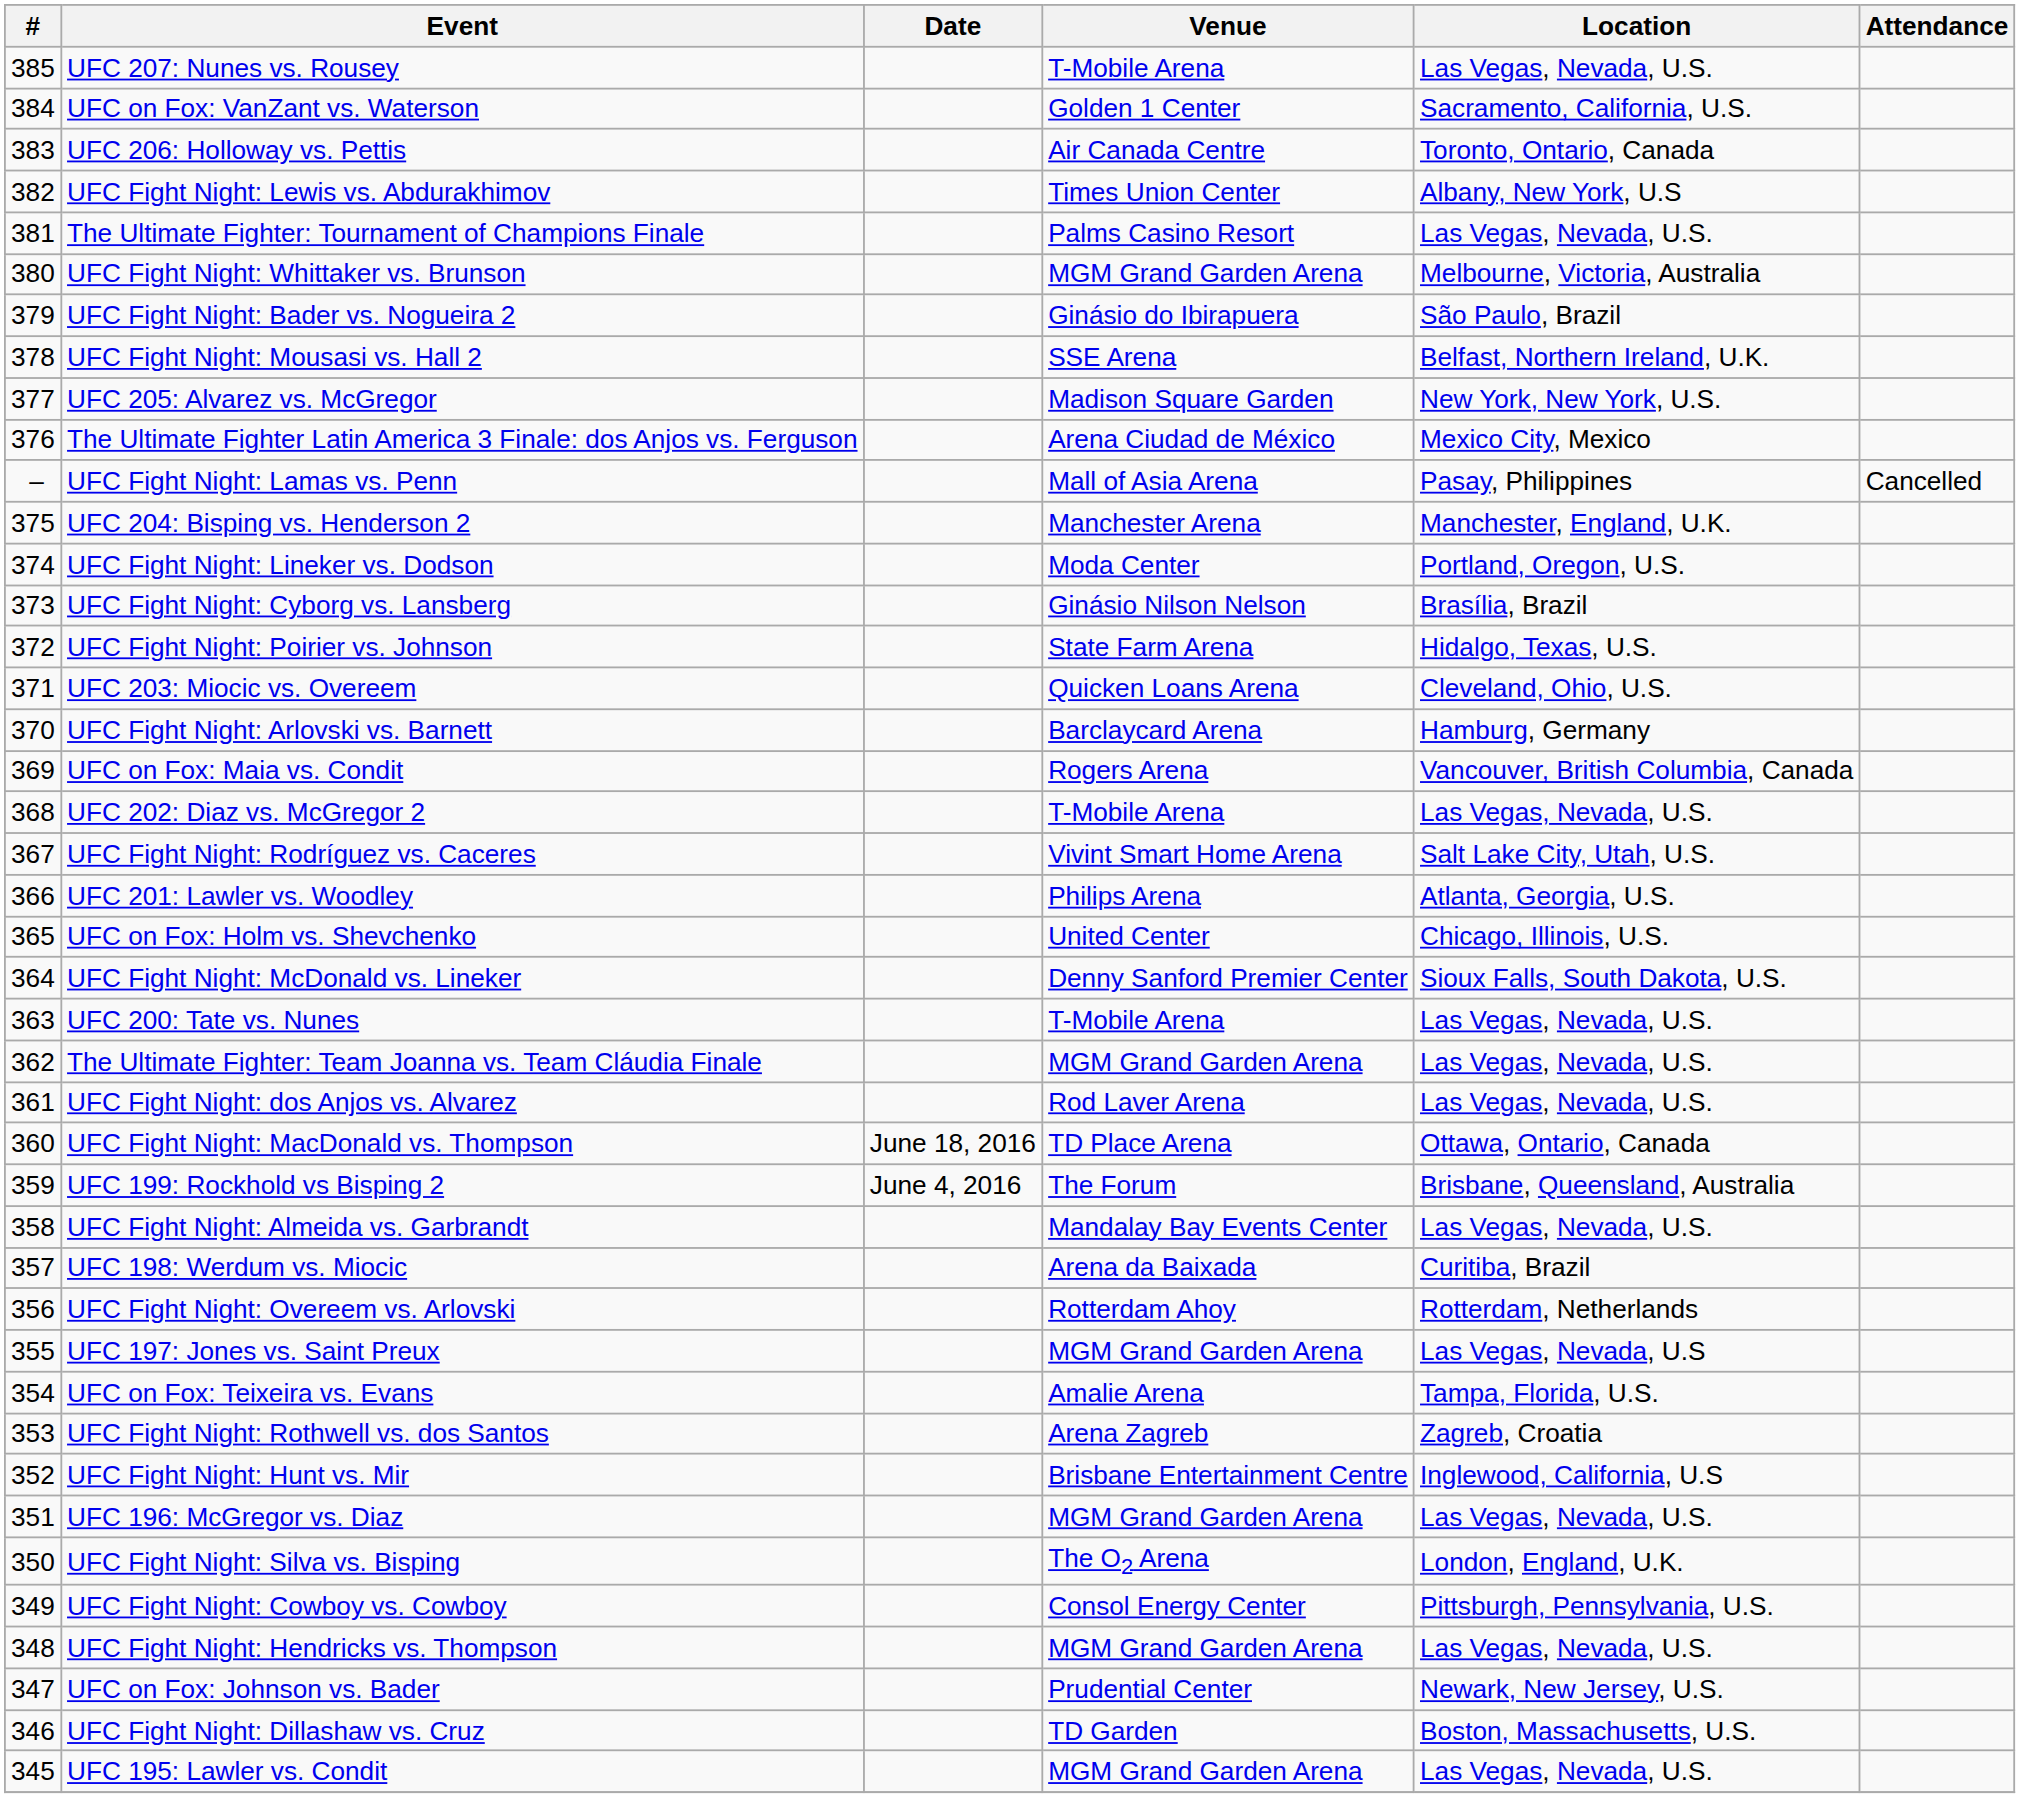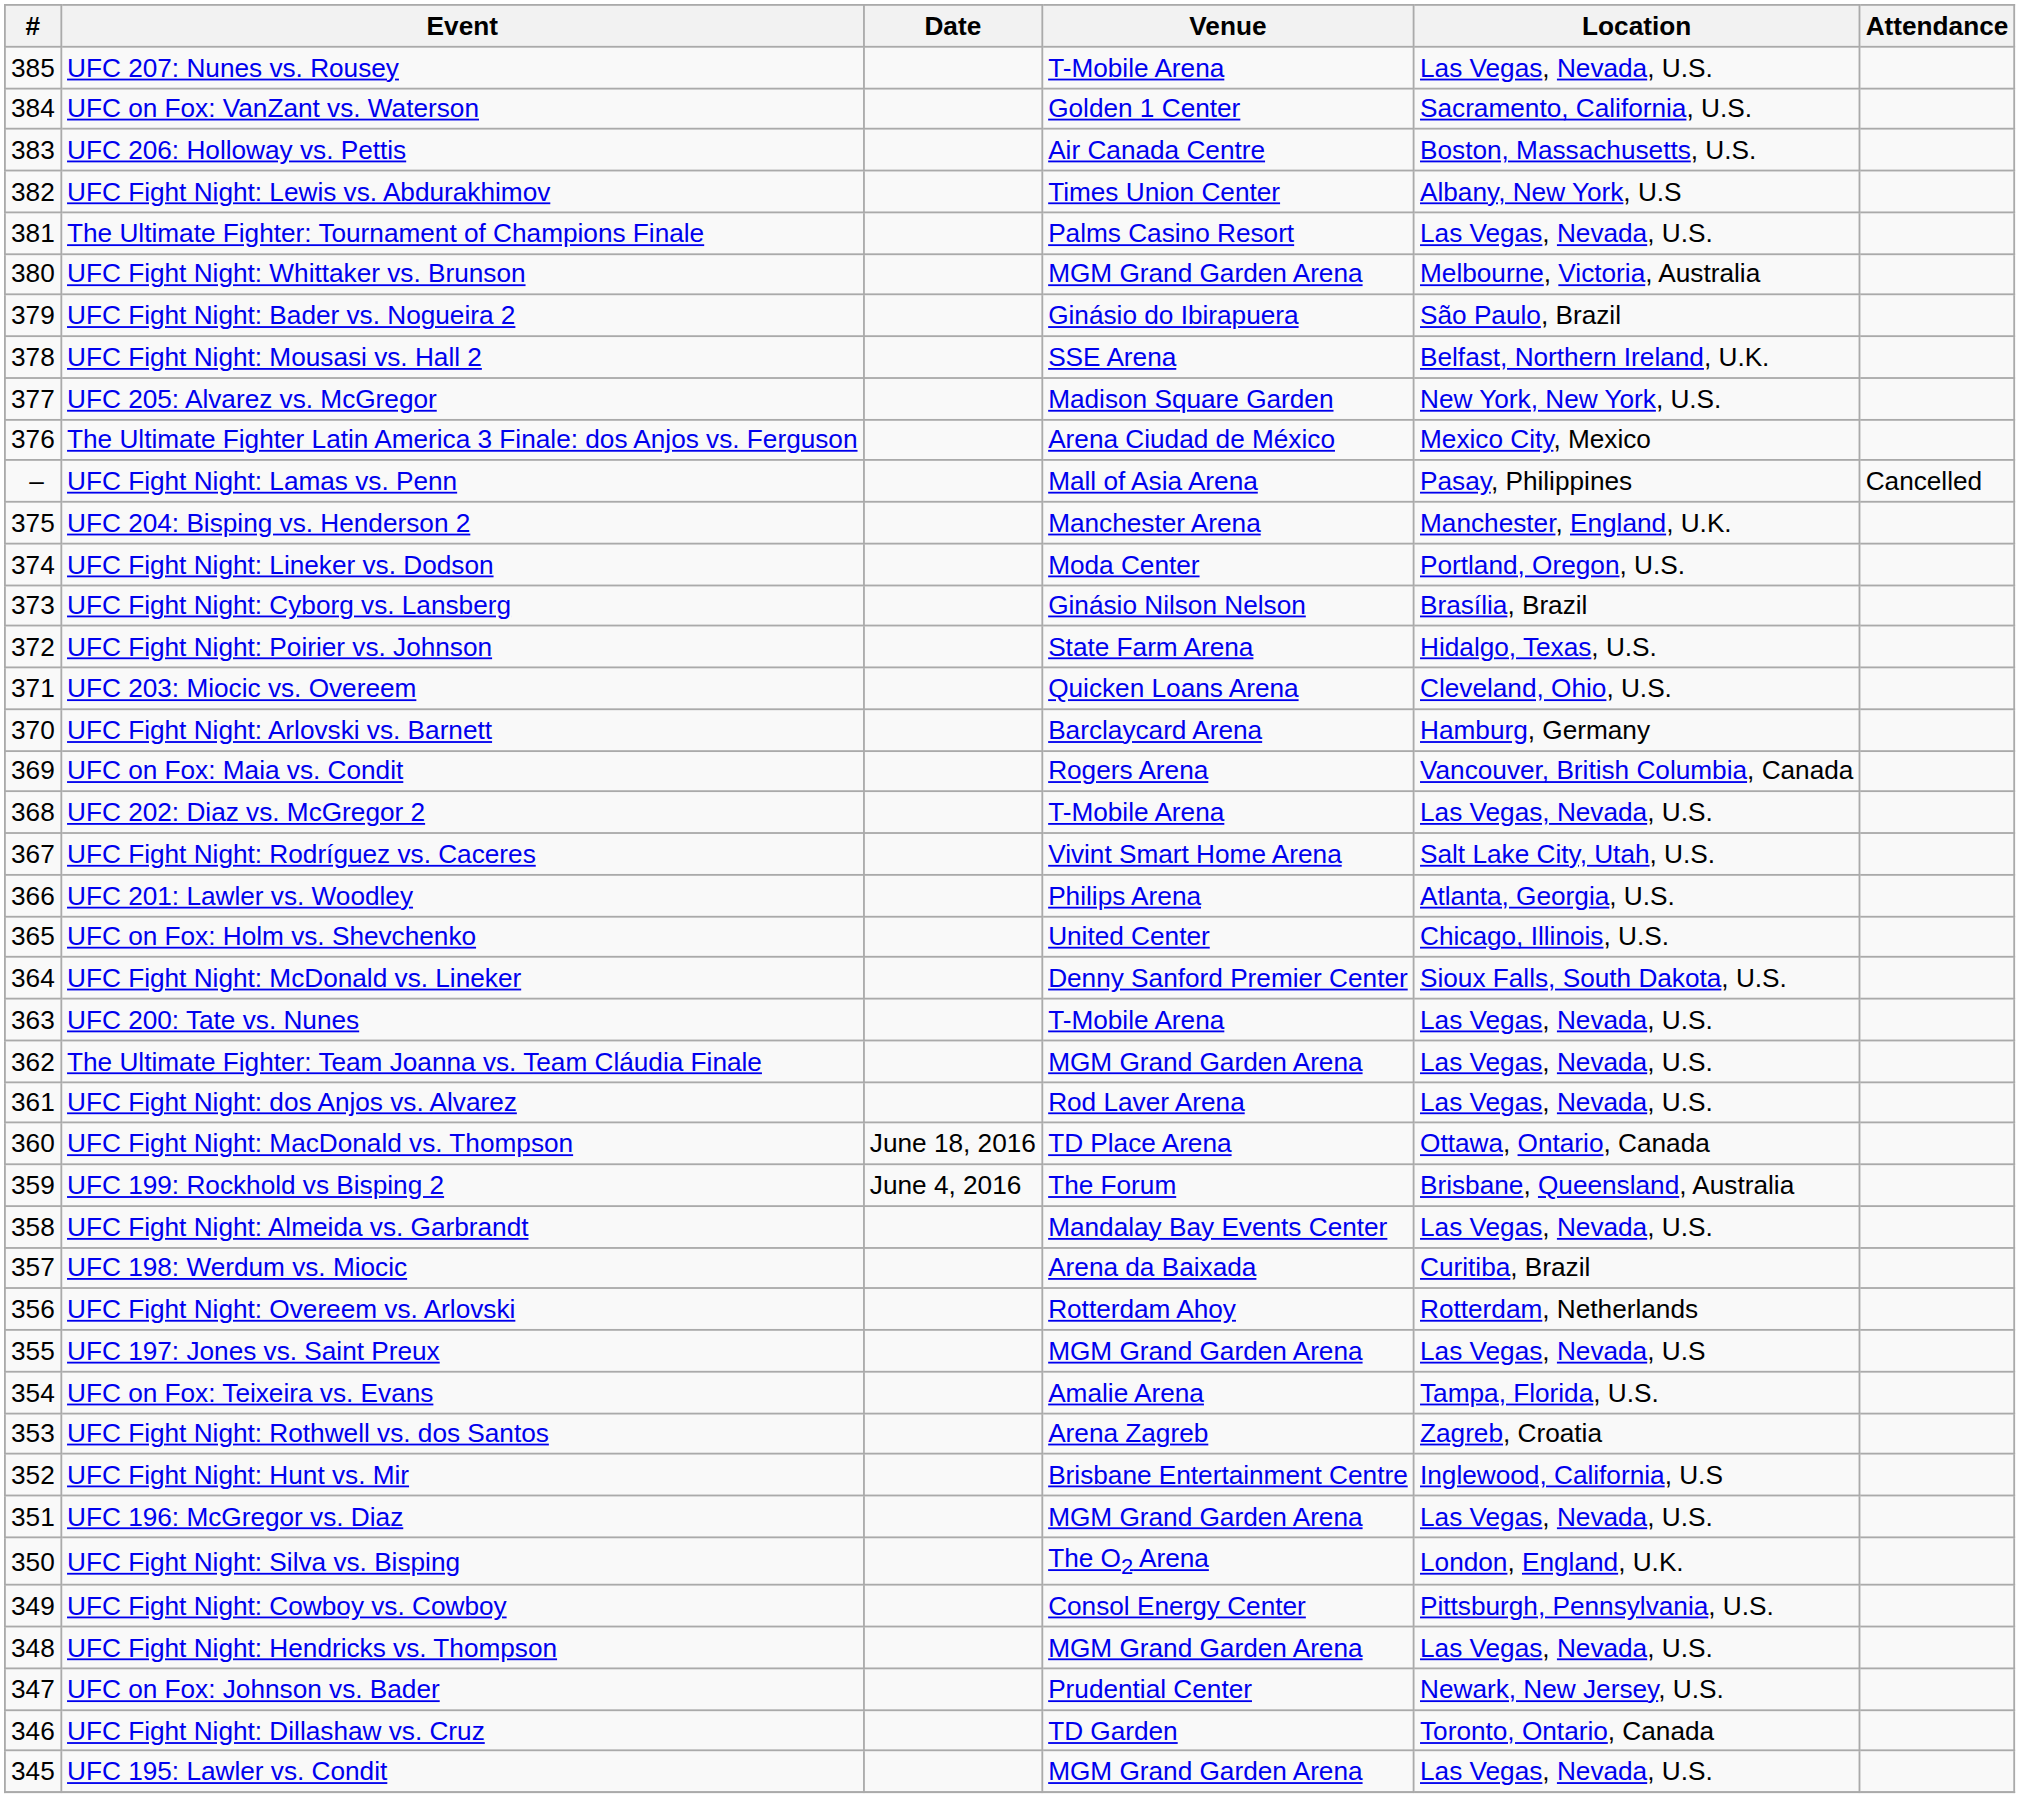(1567, 150) Toronto, Ontario, Canada -> (1588, 150) Boston, Massachusetts, U.S.
(1588, 1731) Boston, Massachusetts, U.S. -> (1567, 1731) Toronto, Ontario, Canada
